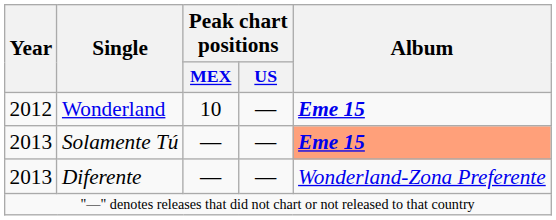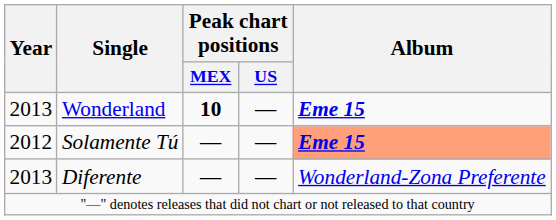(31, 108) 2012 -> (31, 108) 2013
(211, 108) normal -> (211, 108) bold
(31, 142) 2013 -> (31, 142) 2012
